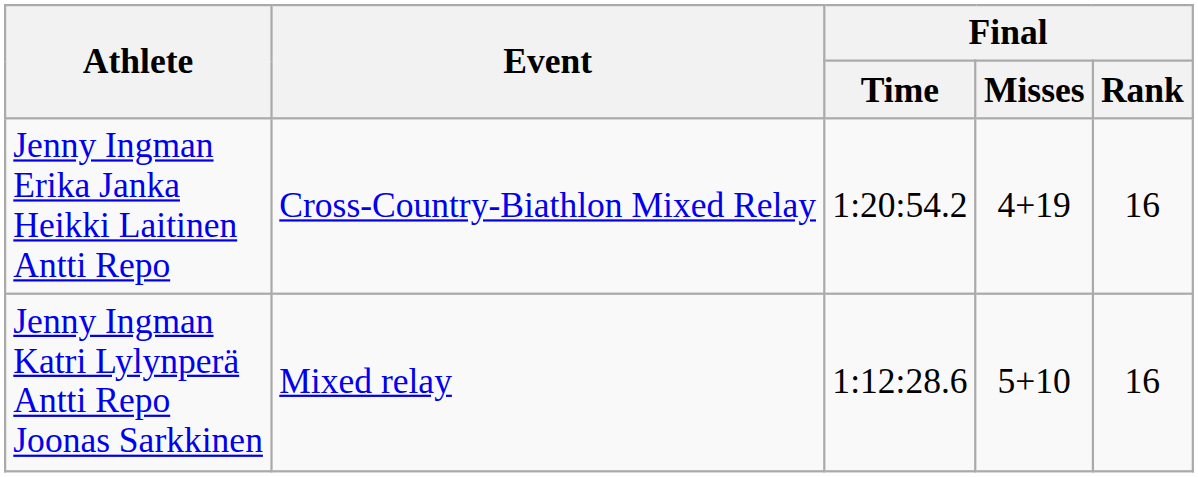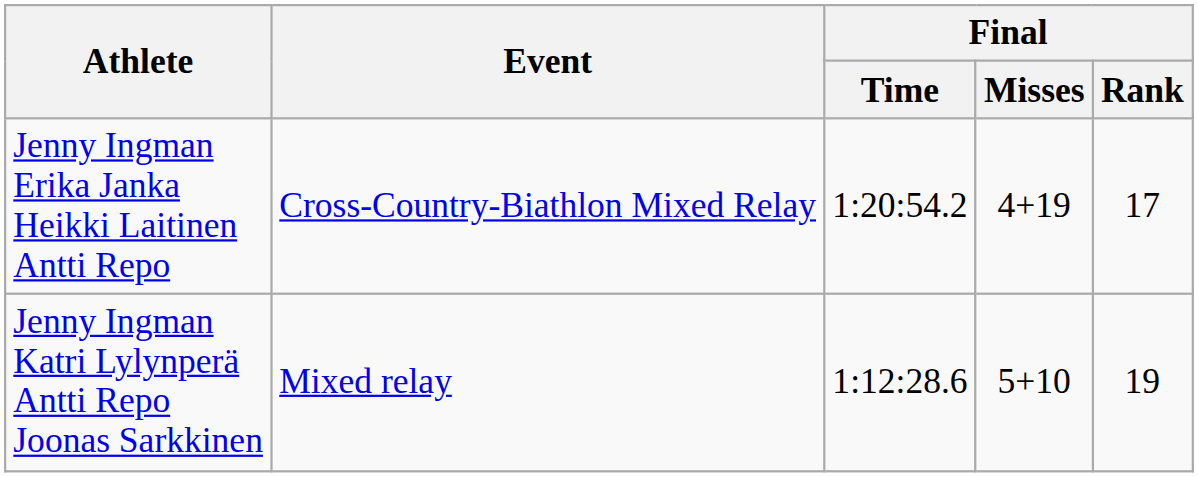(1142, 205) 16 -> (1142, 205) 17
(1142, 381) 16 -> (1142, 381) 19
